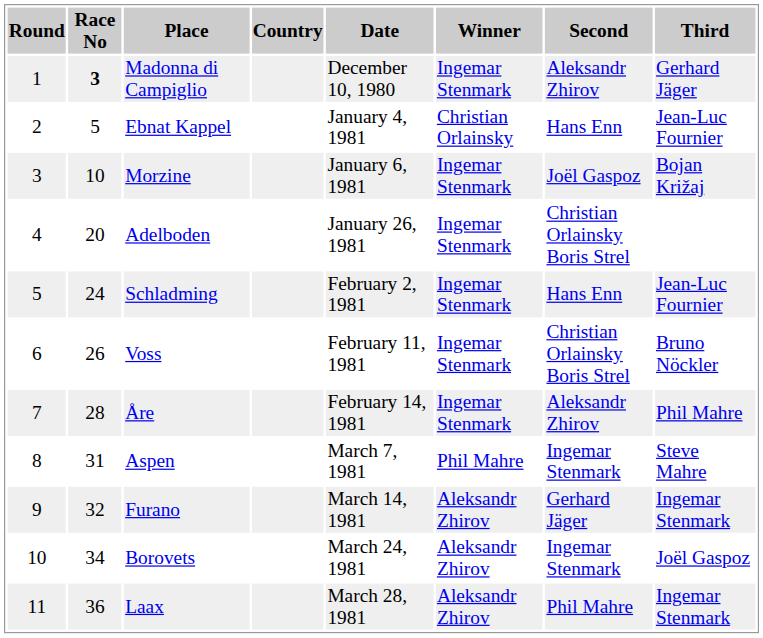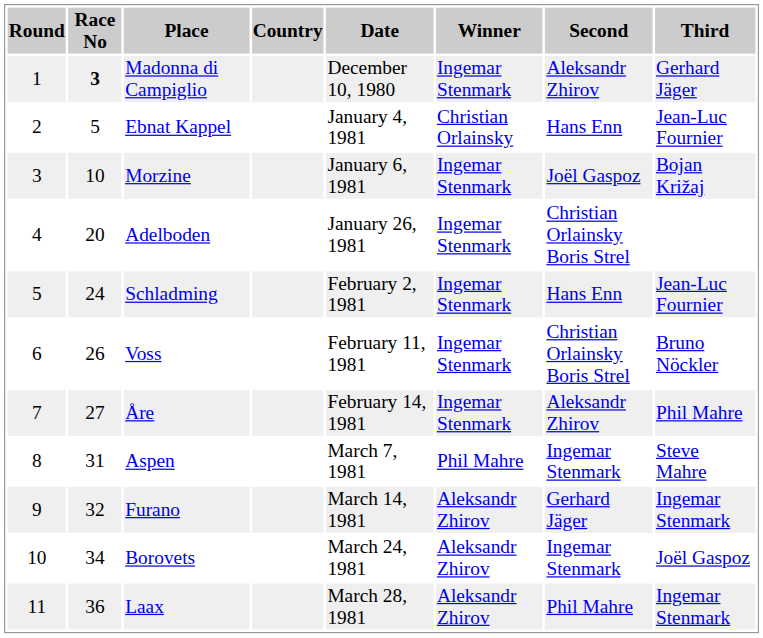(95, 412) 28 -> (95, 412) 27
